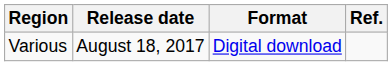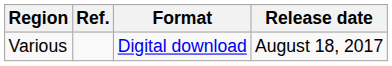columns swapped: (140, 18) <-> (367, 18)
